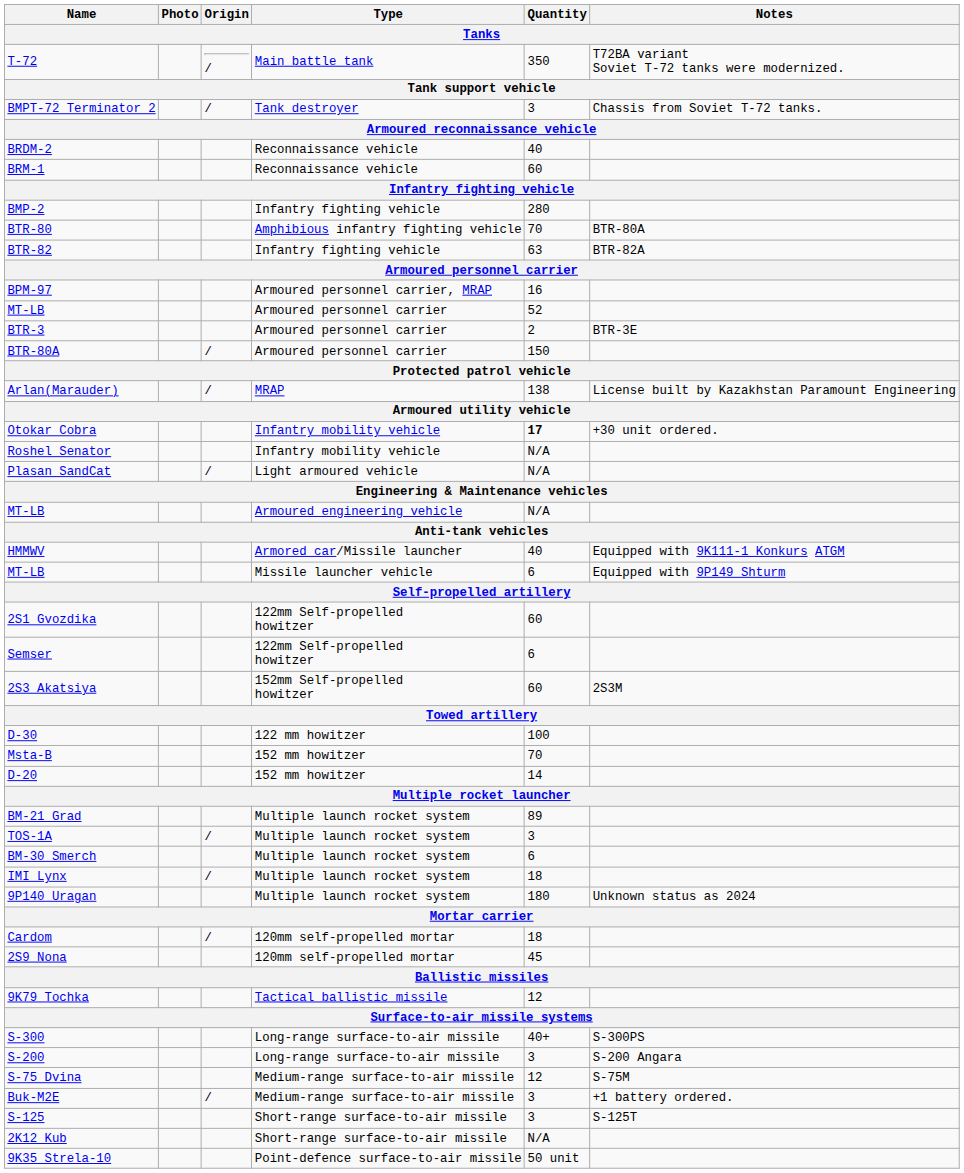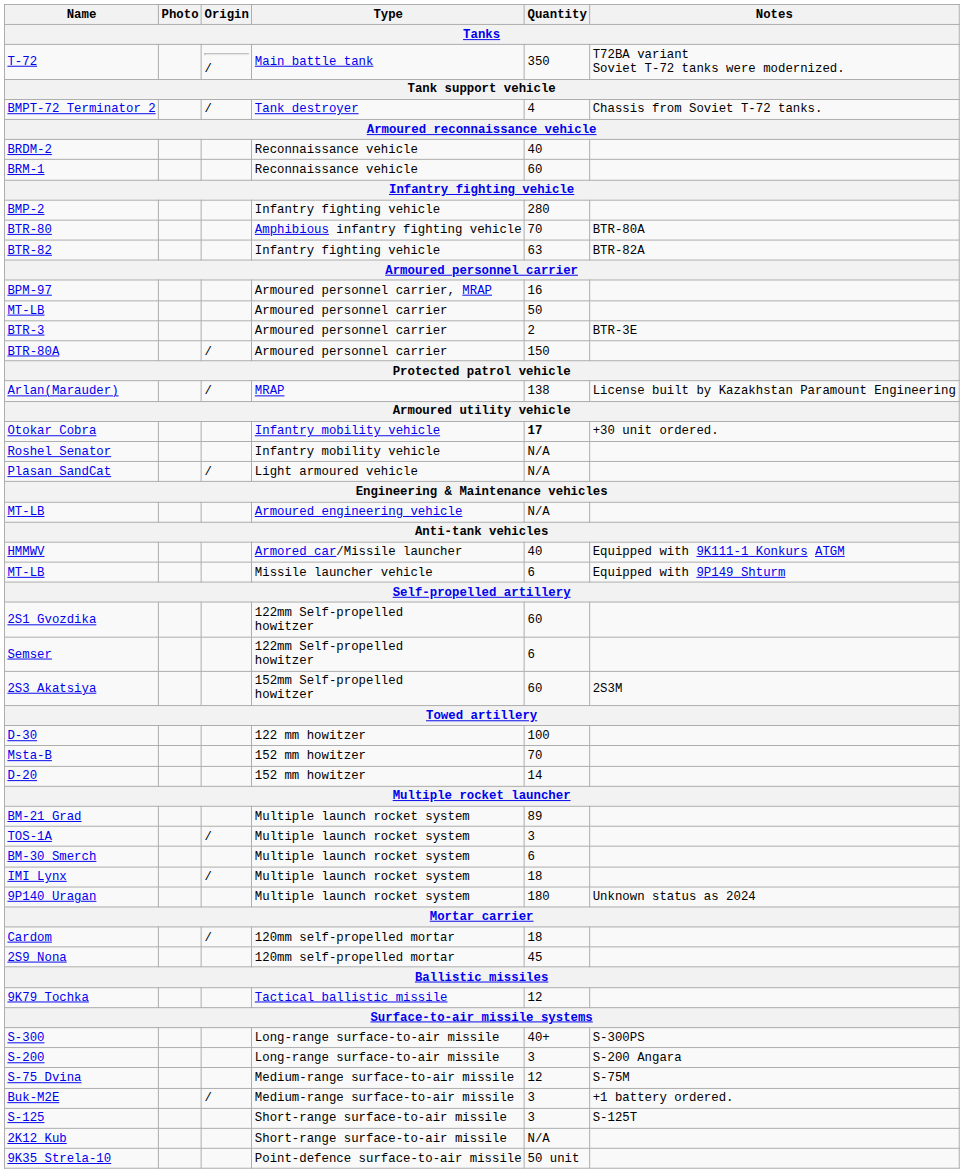(531, 109) 3 -> (531, 109) 4
(535, 311) 52 -> (535, 311) 50
